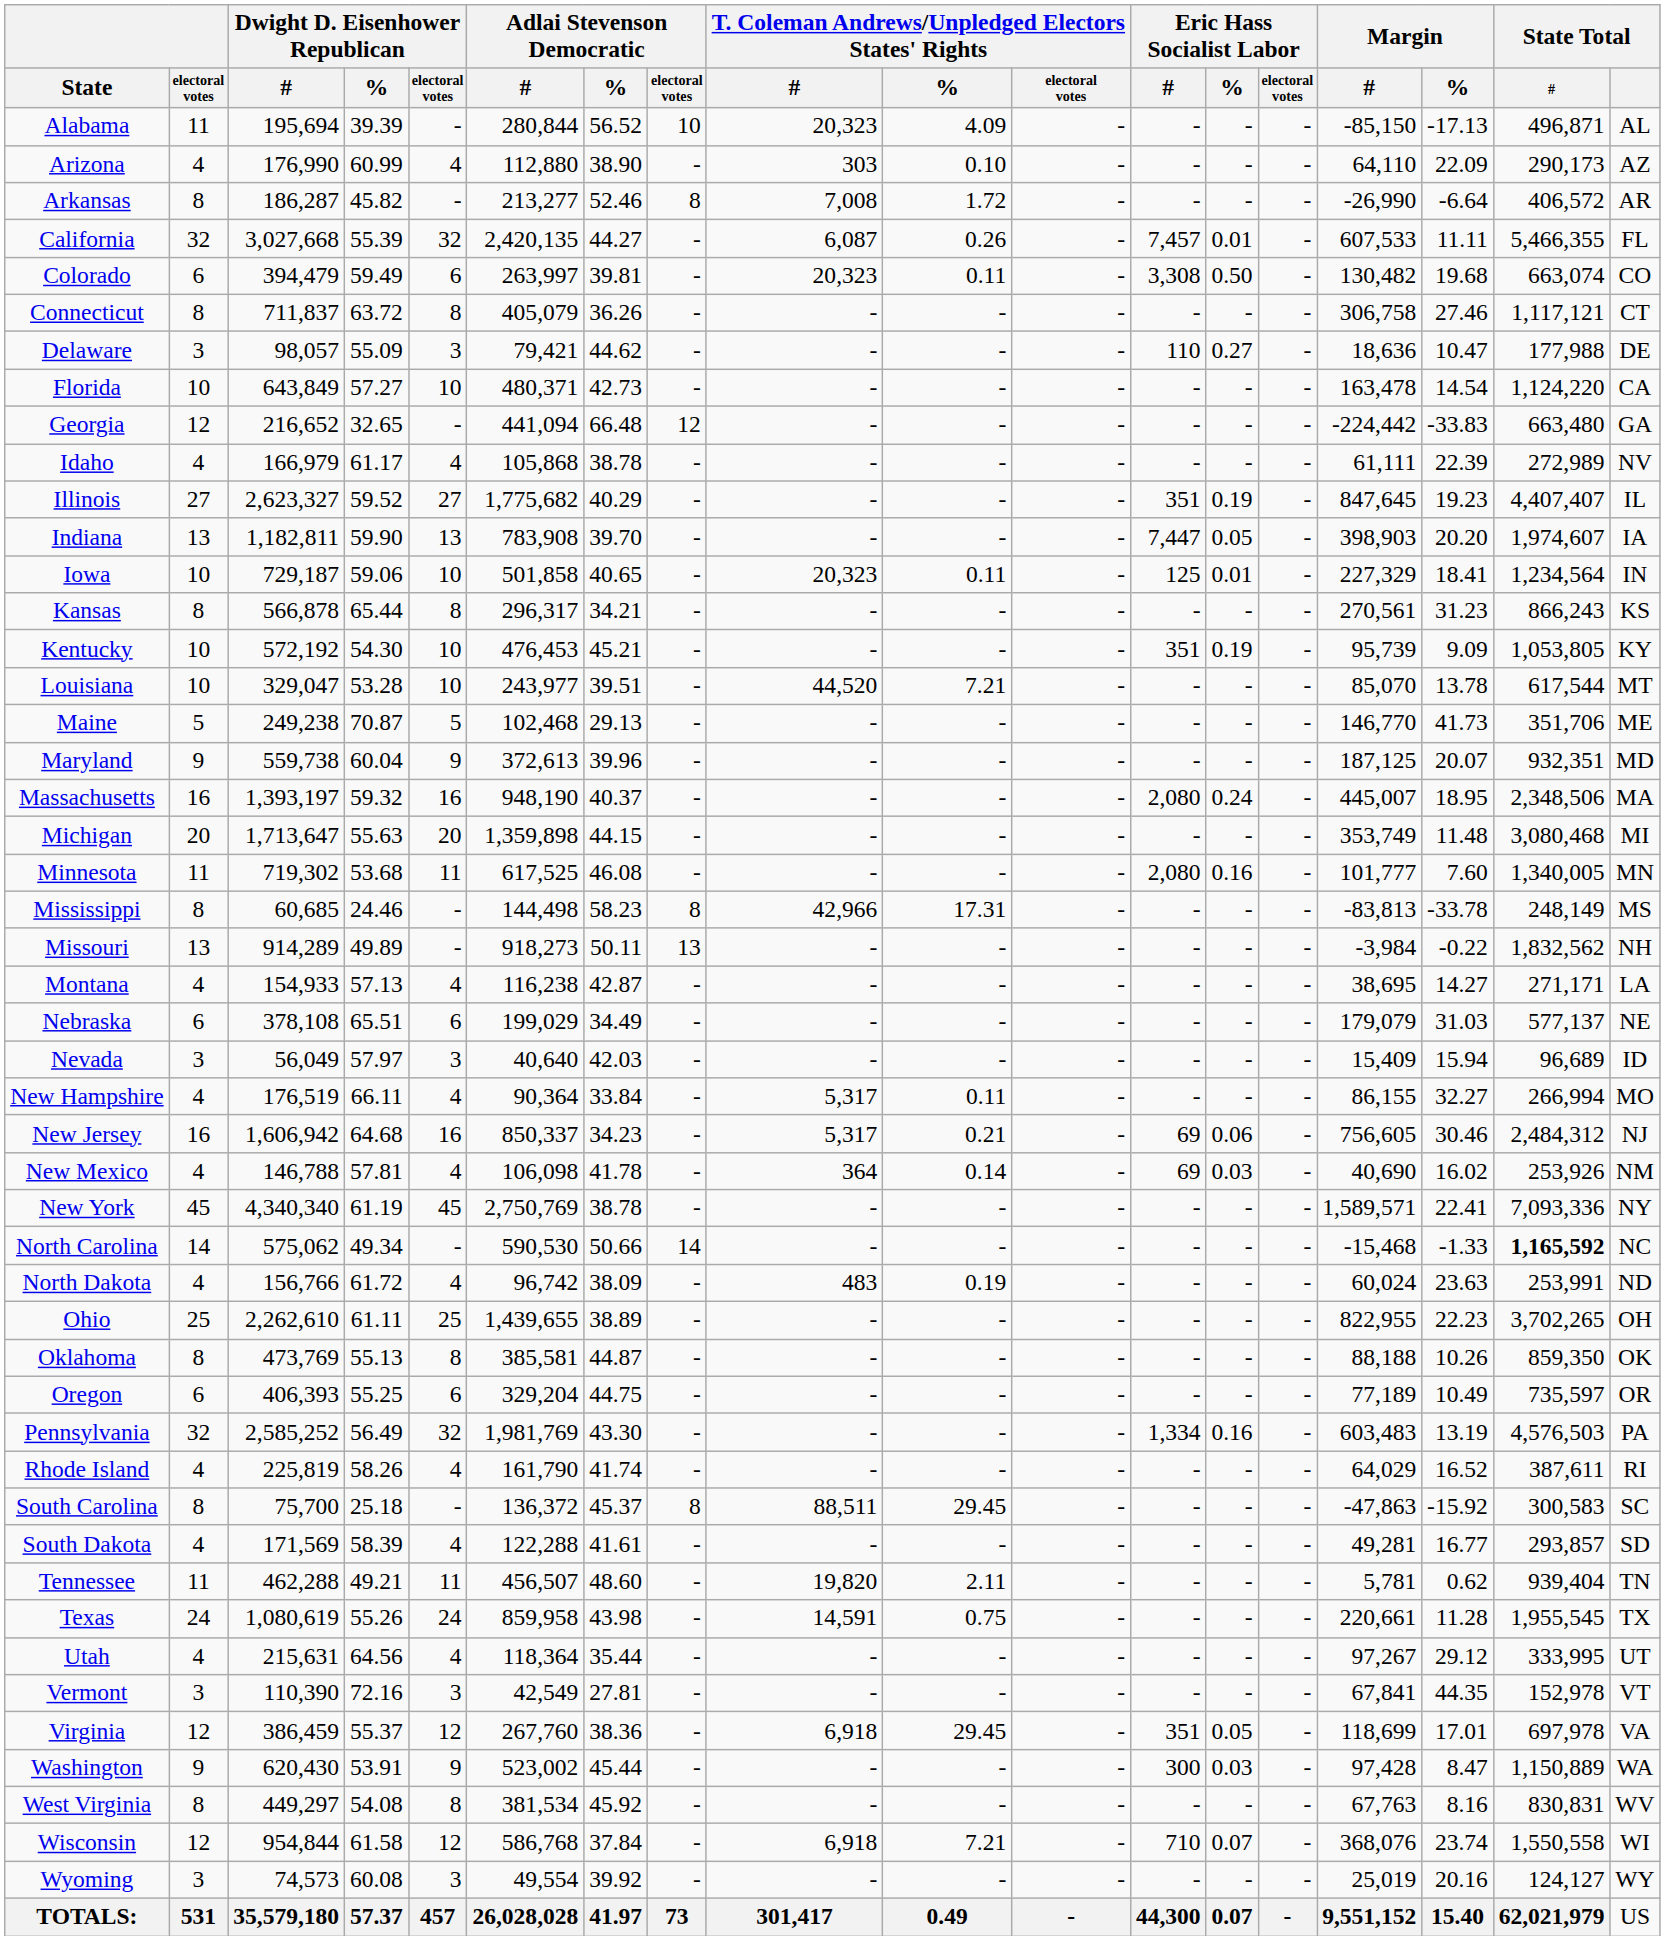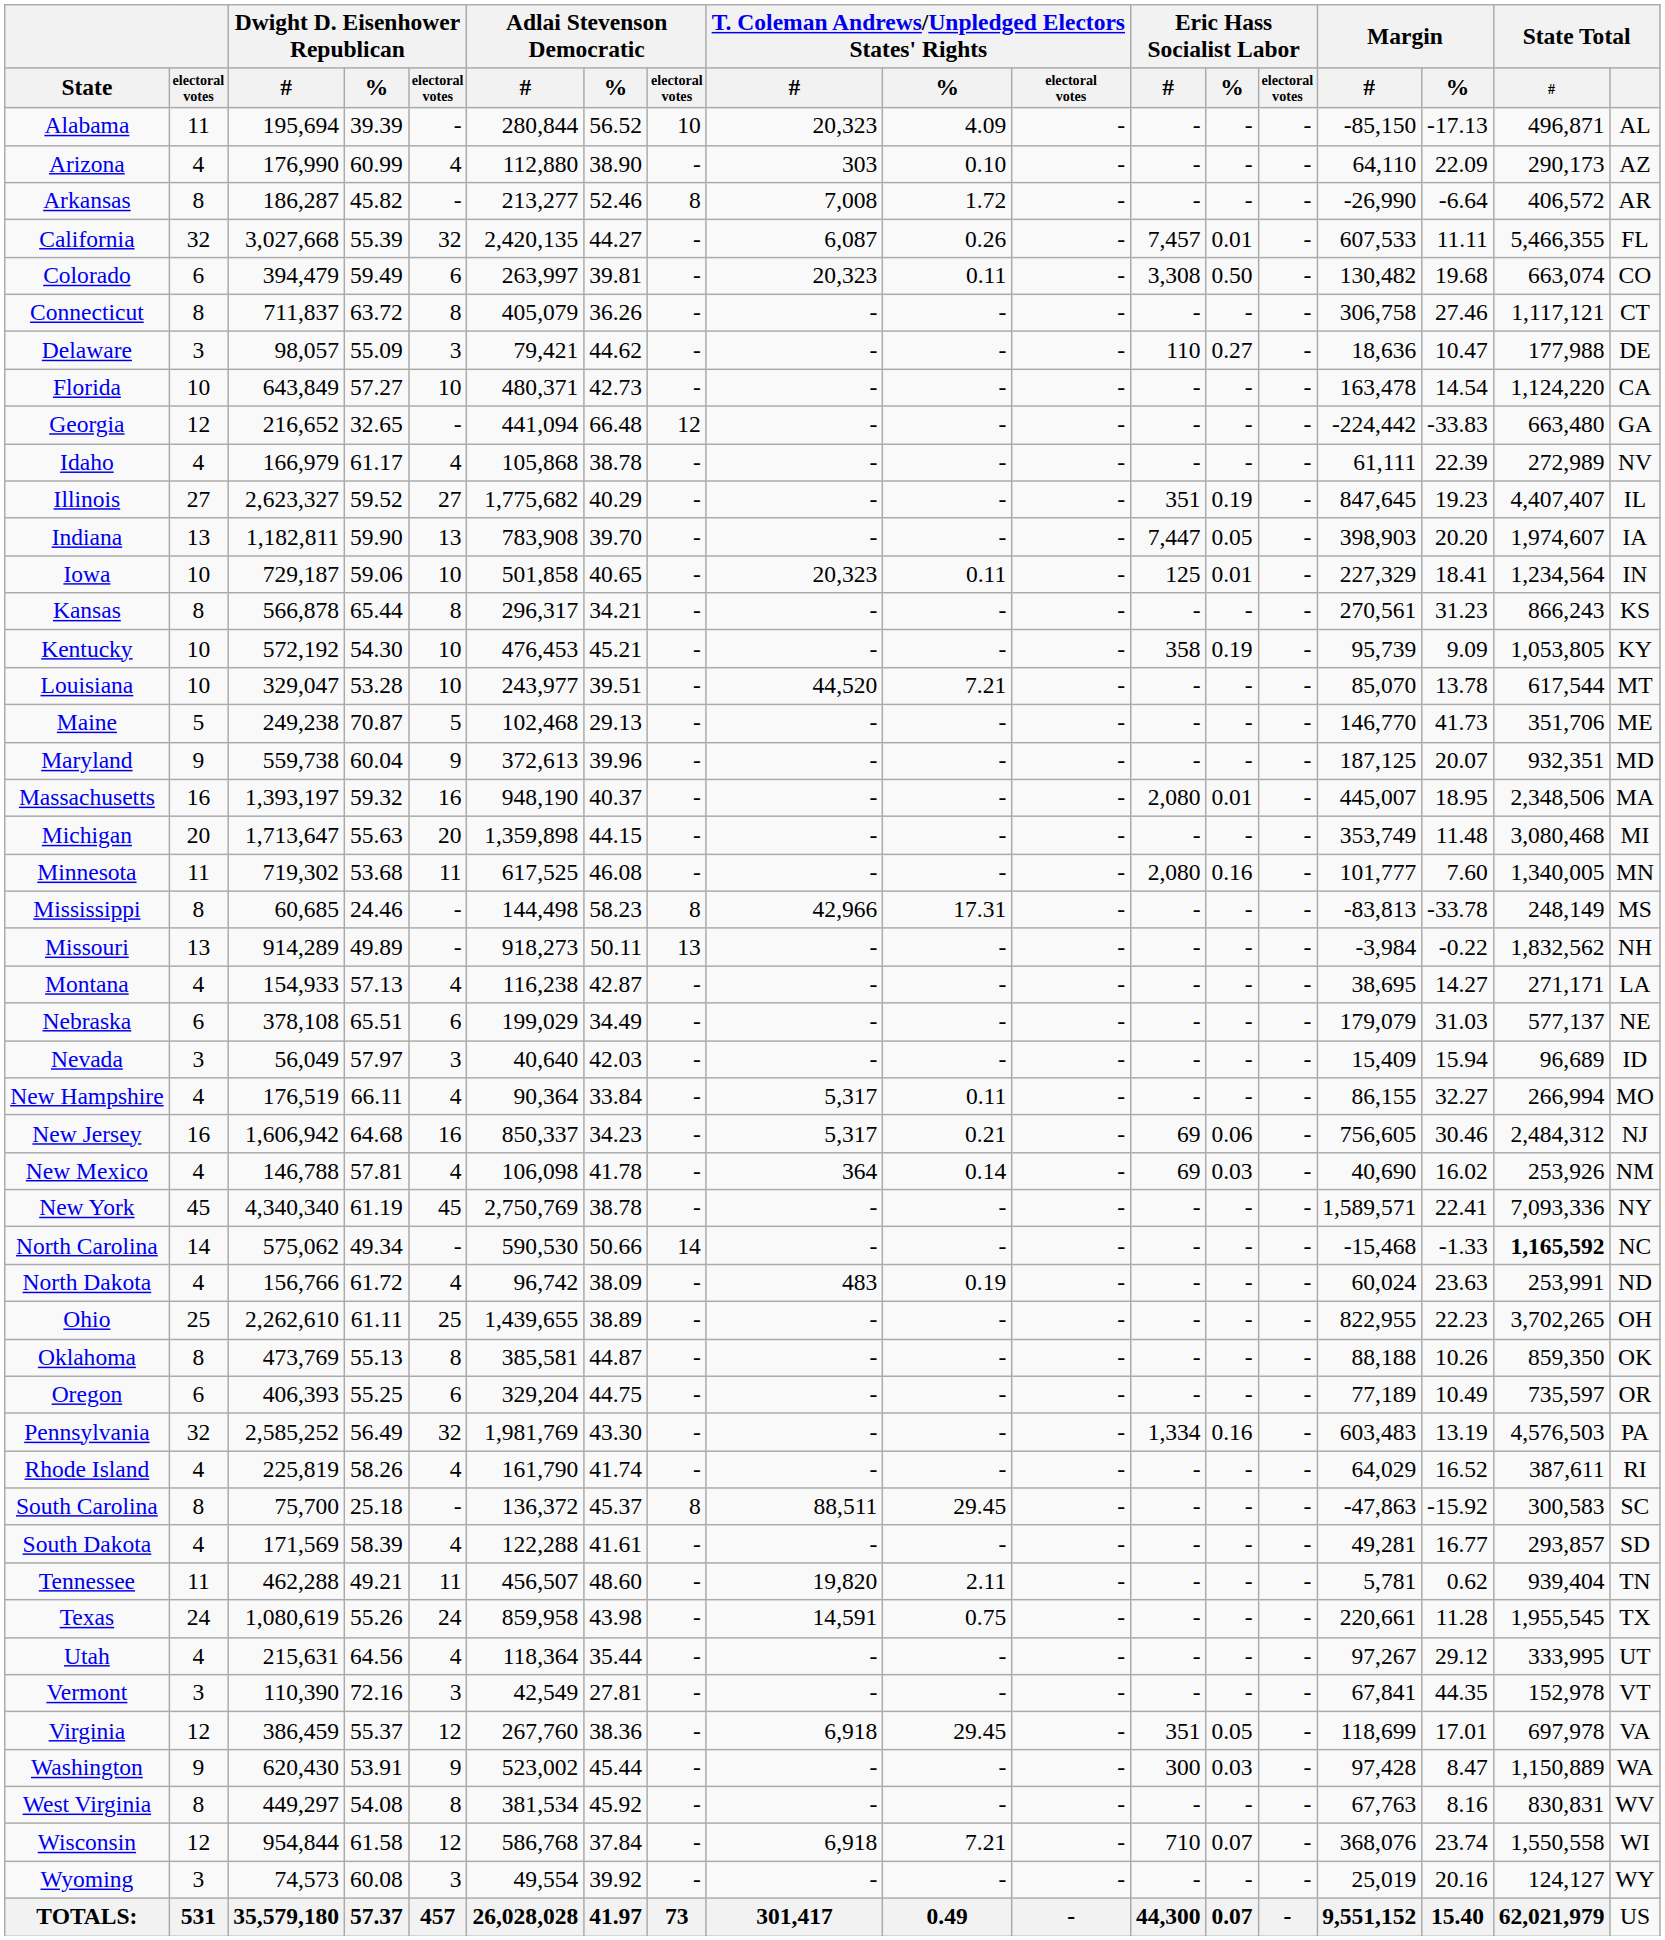(1183, 648) 351 -> (1183, 648) 358
(1232, 797) 0.24 -> (1232, 797) 0.01
